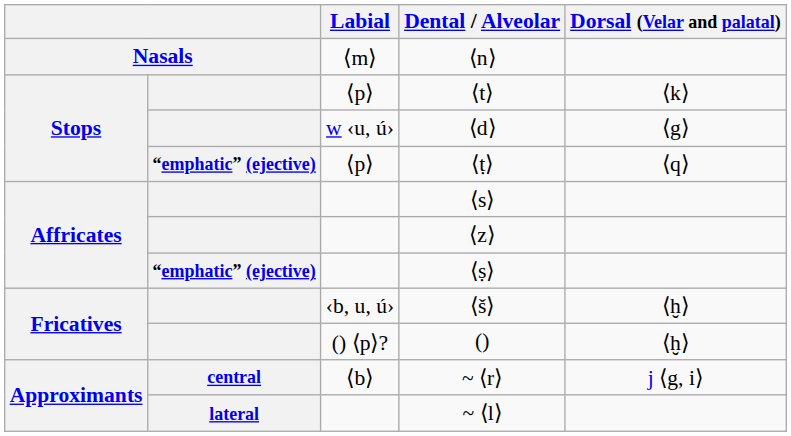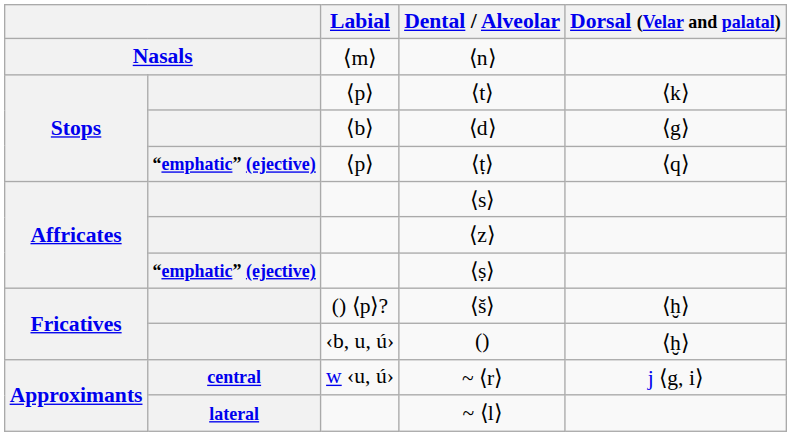(360, 127) w ‹u, ú› -> (360, 128) ⟨b⟩
(360, 305) ‹b, u, ú› -> (360, 306) () ⟨p⟩?
(360, 342) () ⟨p⟩? -> (360, 341) ‹b, u, ú›
(360, 377) ⟨b⟩ -> (360, 377) w ‹u, ú›
